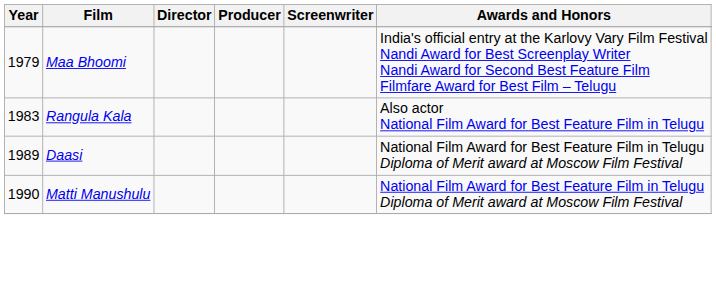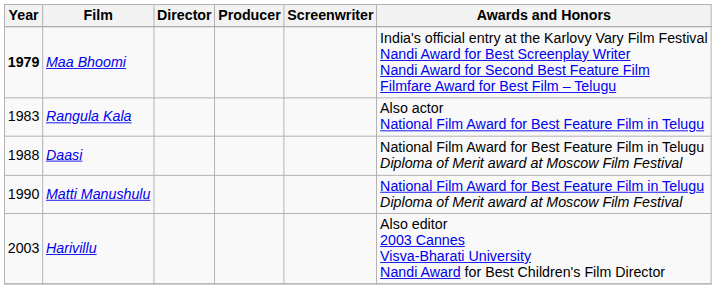(24, 62) normal -> (24, 62) bold
(24, 155) 1989 -> (24, 155) 1988
+ row: (71, 248)
